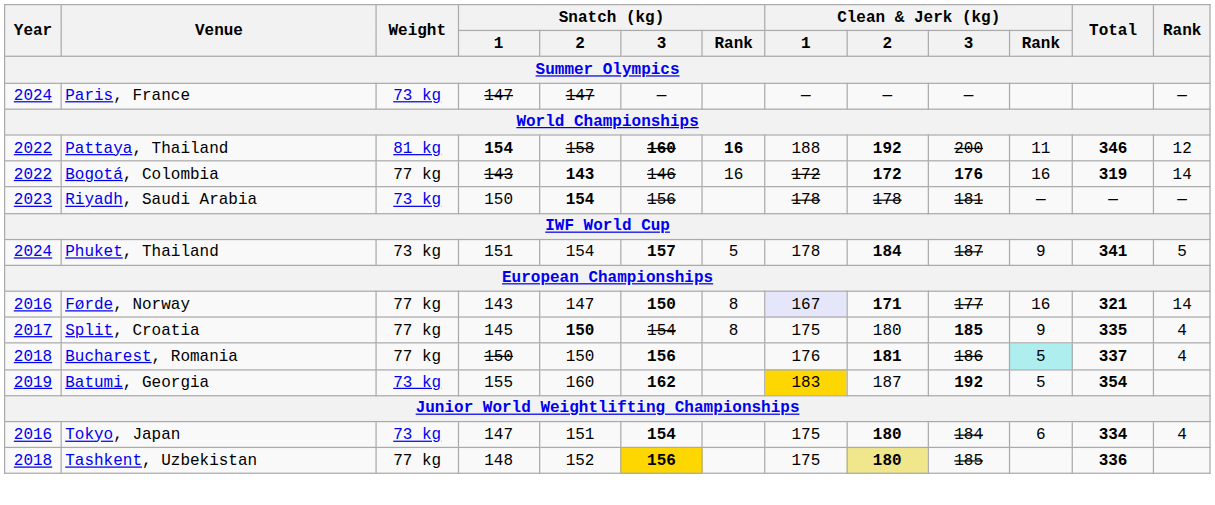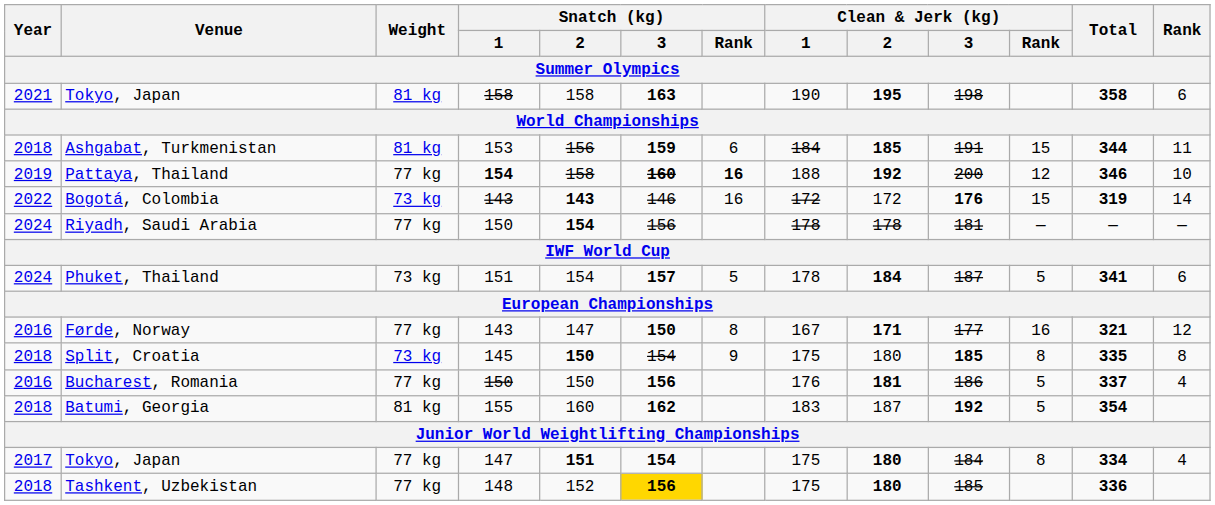+ row: (123, 96)
- row: (128, 96)
+ row: (171, 148)
(33, 148) 2022 -> (33, 174) 2019
(417, 148) 81 kg -> (417, 174) 77 kg
(1041, 148) 11 -> (1041, 174) 12
(1182, 148) 12 -> (1182, 174) 10
(417, 174) 77 kg -> (417, 200) 73 kg
(887, 174) bold -> (887, 200) normal
(1041, 174) 16 -> (1041, 200) 15
(33, 200) 2023 -> (33, 226) 2024
(417, 200) 73 kg -> (417, 226) 77 kg
(1041, 252) 9 -> (1041, 278) 5
(1182, 252) 5 -> (1182, 278) 6
(806, 304) lavender background -> (806, 330) no background
(1182, 304) 14 -> (1182, 330) 12
(33, 330) 2017 -> (33, 356) 2018
(417, 330) 77 kg -> (417, 356) 73 kg
(734, 330) 8 -> (734, 356) 9
(1041, 330) 9 -> (1041, 356) 8
(1182, 330) 4 -> (1182, 356) 8
(33, 356) 2018 -> (33, 382) 2016
(1041, 356) paleturquoise background -> (1041, 382) no background
(33, 382) 2019 -> (33, 409) 2018
(417, 382) 73 kg -> (417, 409) 81 kg
(806, 382) gold background -> (806, 409) no background
(33, 435) 2016 -> (33, 461) 2017
(417, 435) 73 kg -> (417, 461) 77 kg
(580, 435) normal -> (580, 461) bold
(1041, 435) 6 -> (1041, 461) 8
(887, 461) khaki background -> (887, 487) no background
